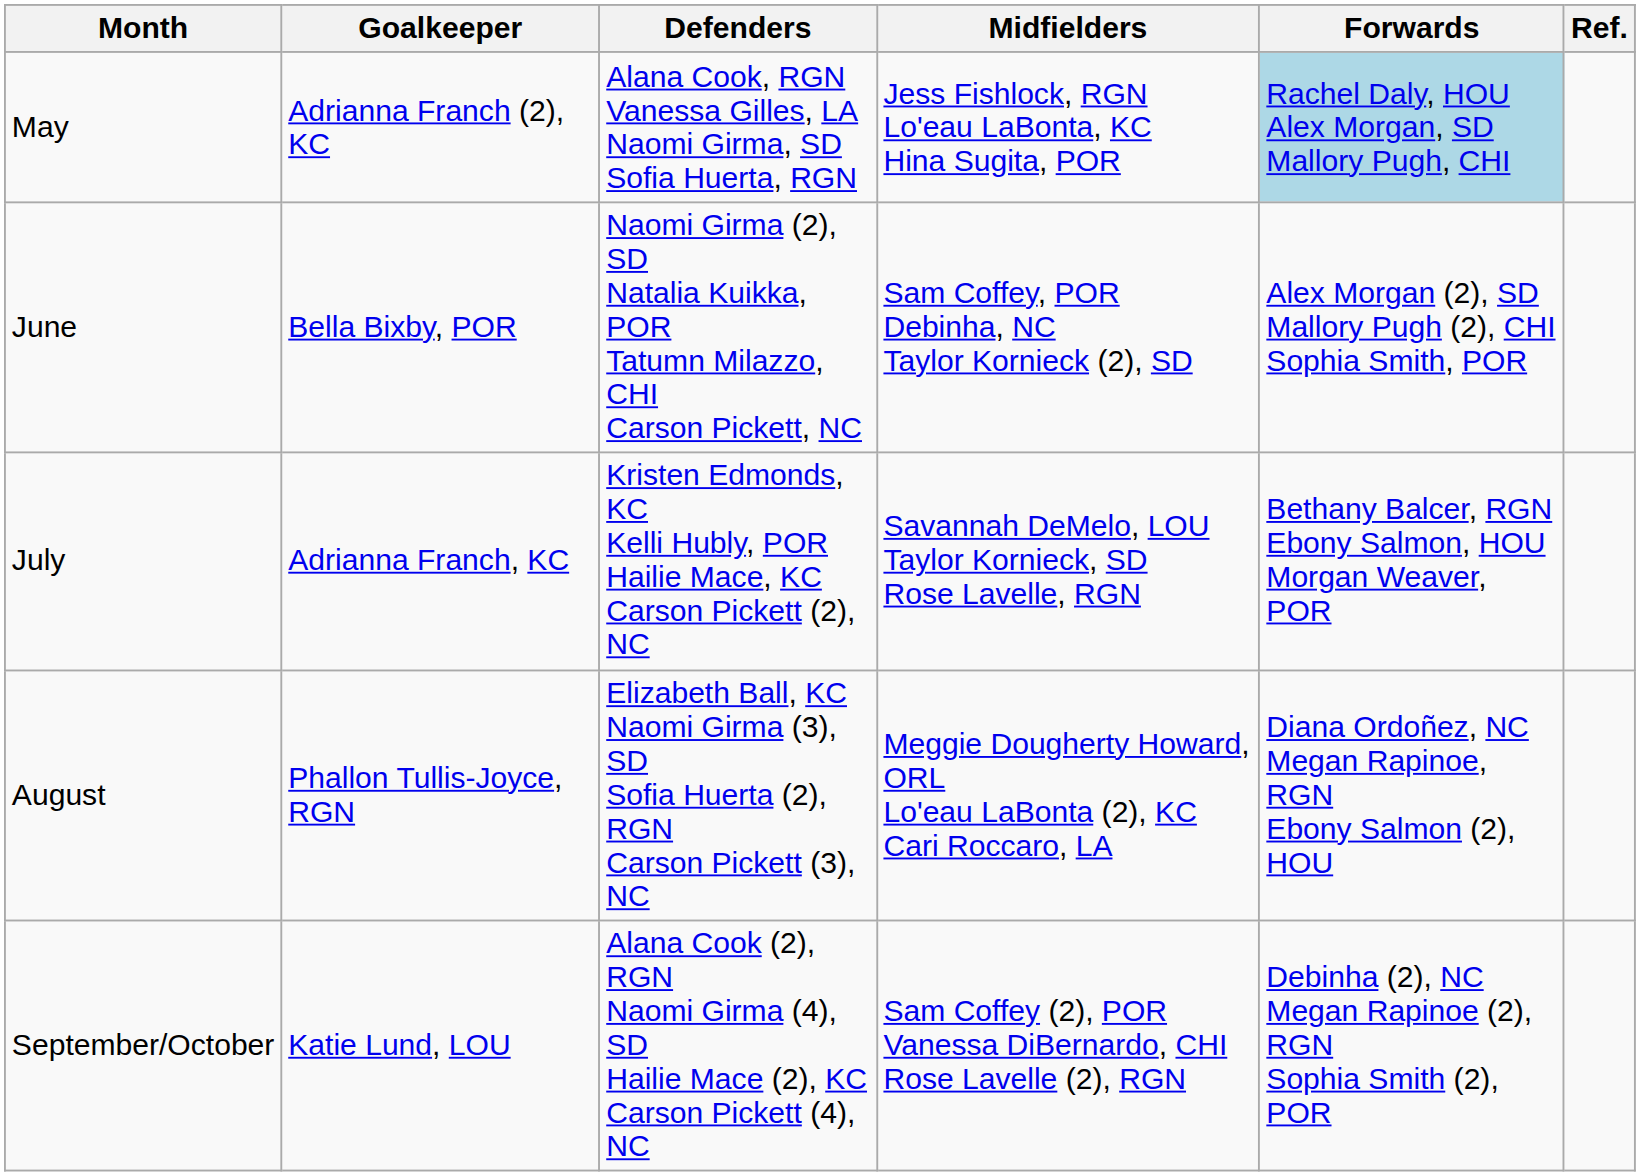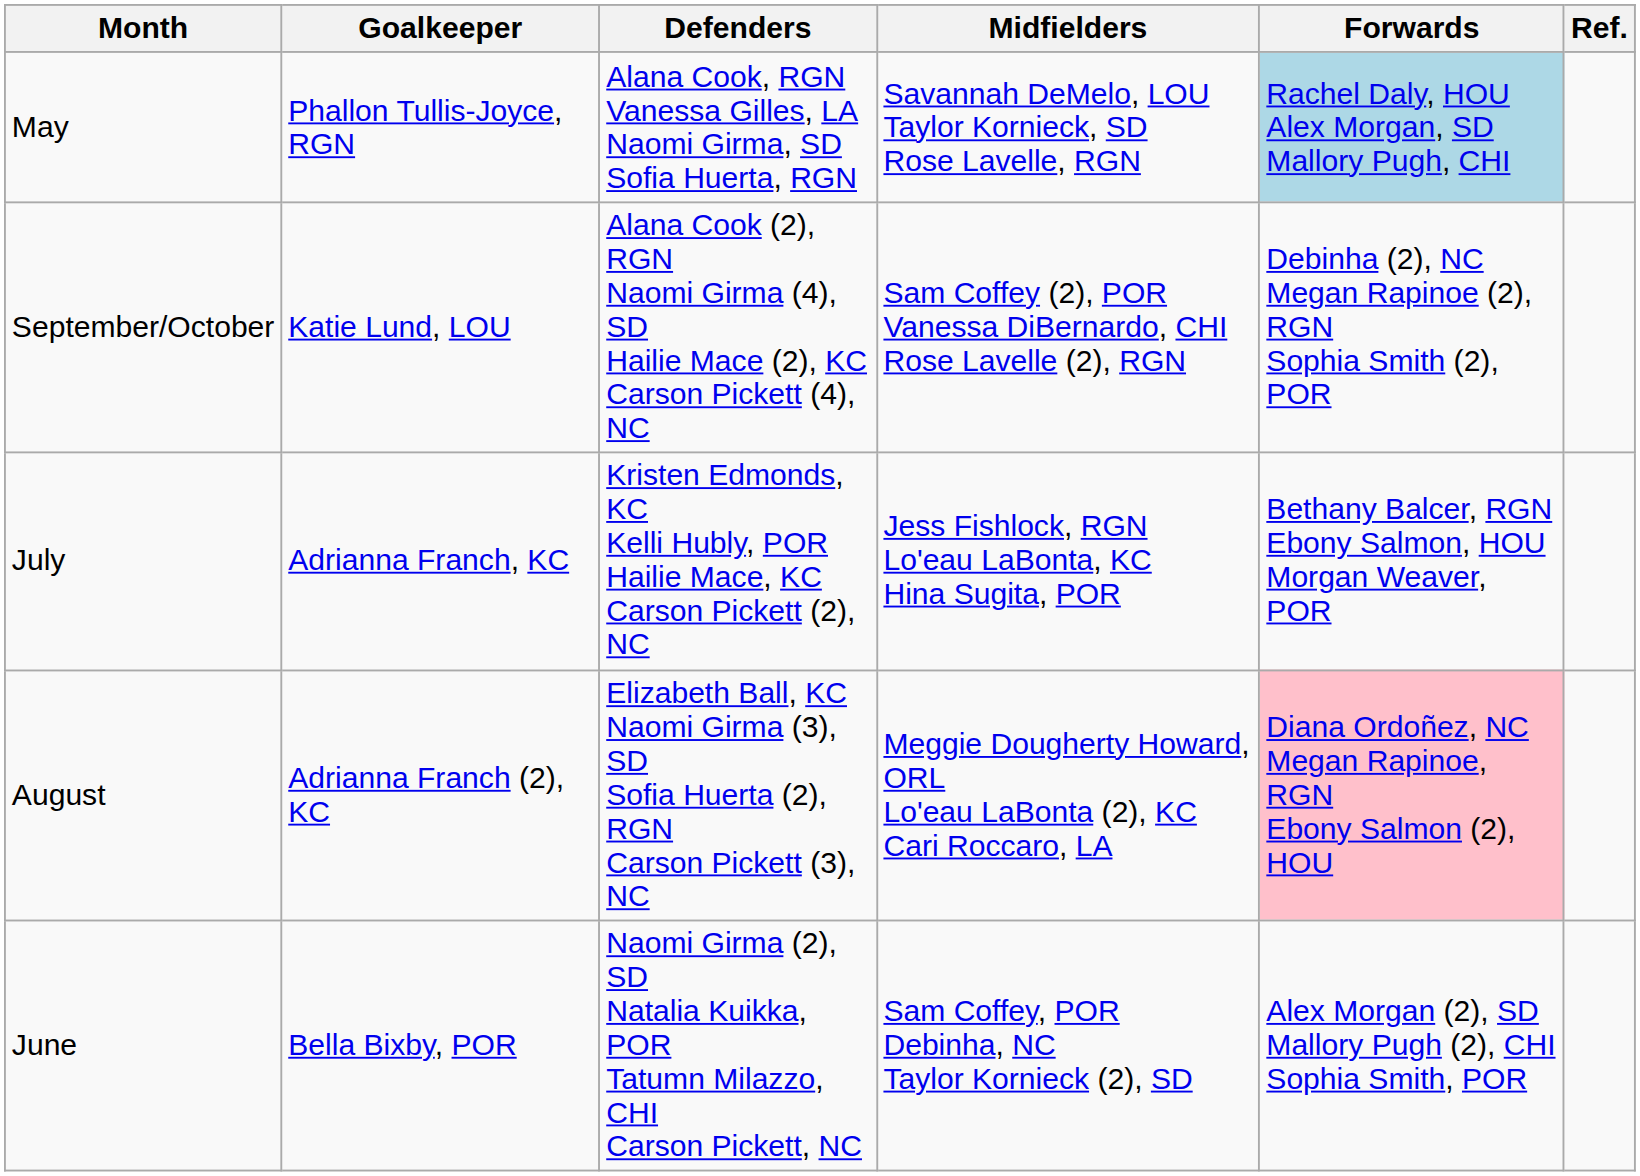(426, 126) Adrianna Franch (2), KC -> (425, 126) Phallon Tullis-Joyce, RGN
(1018, 126) Jess Fishlock, RGN Lo'eau LaBonta, KC Hina Sugita, POR -> (1046, 126) Savannah DeMelo, LOU Taylor Kornieck, SD Rose Lavelle, RGN
rows swapped: (44, 326) <-> (143, 1045)
(1046, 560) Savannah DeMelo, LOU Taylor Kornieck, SD Rose Lavelle, RGN -> (1018, 560) Jess Fishlock, RGN Lo'eau LaBonta, KC Hina Sugita, POR
(425, 794) Phallon Tullis-Joyce, RGN -> (426, 794) Adrianna Franch (2), KC
(1398, 794) no background -> (1398, 794) pink background
